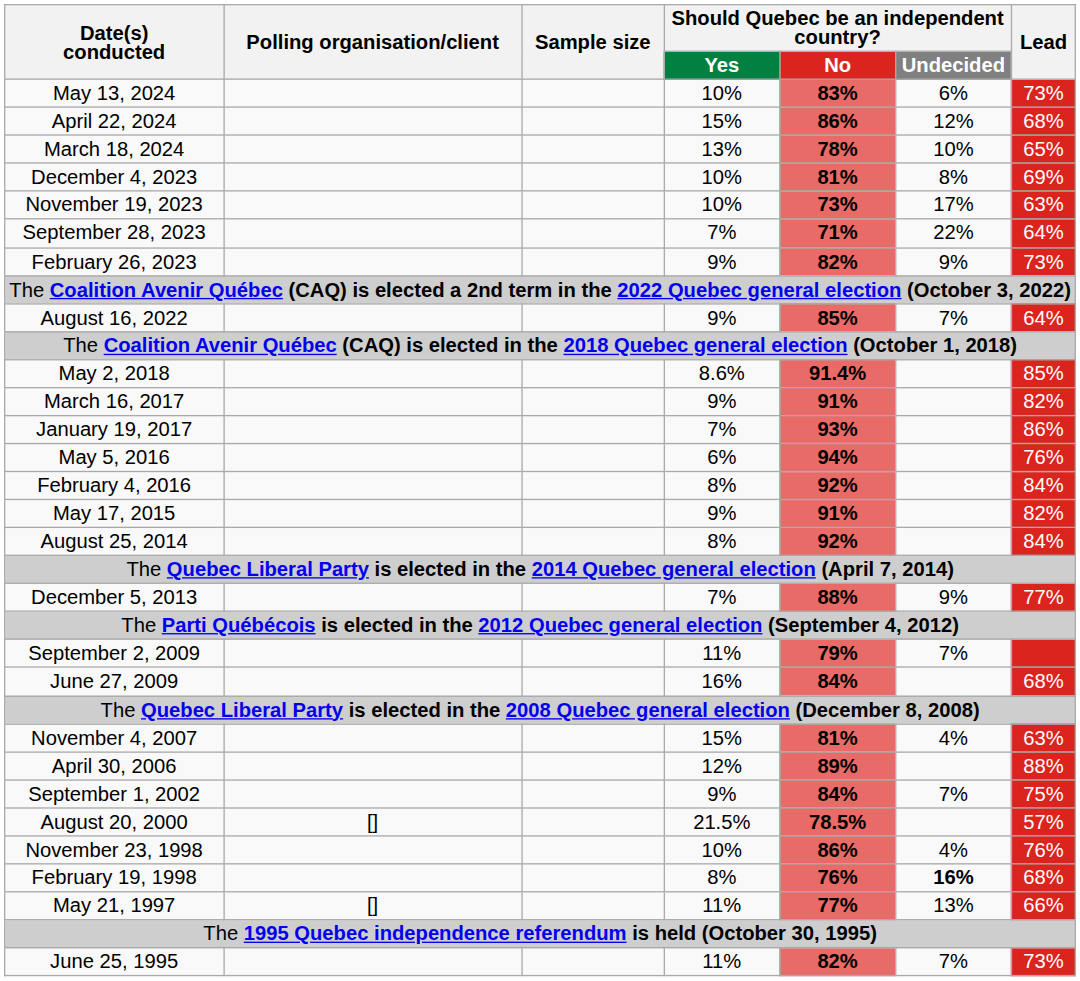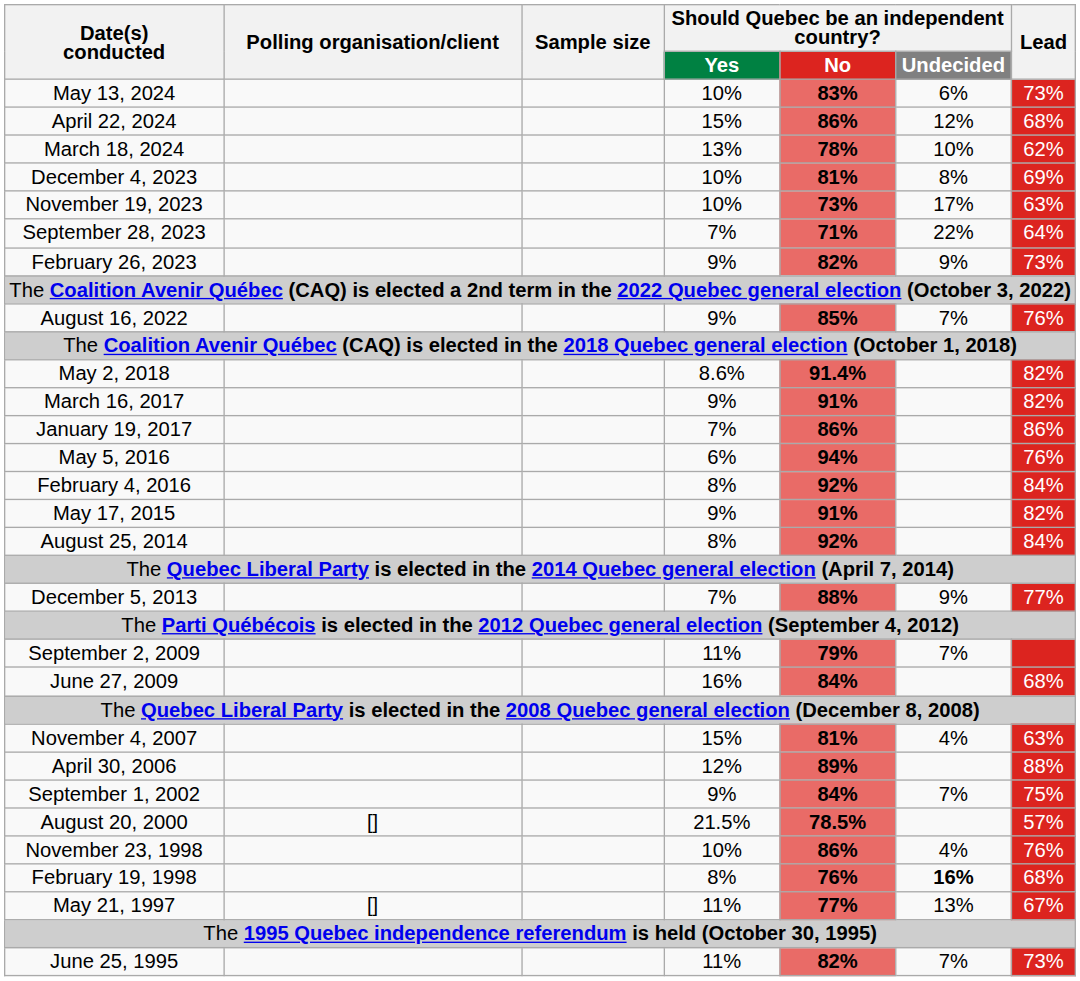(1043, 149) 65% -> (1043, 149) 62%
(1043, 317) 64% -> (1043, 317) 76%
(1043, 373) 85% -> (1043, 373) 82%
(838, 429) 93% -> (838, 429) 86%
(1043, 905) 66% -> (1043, 905) 67%
